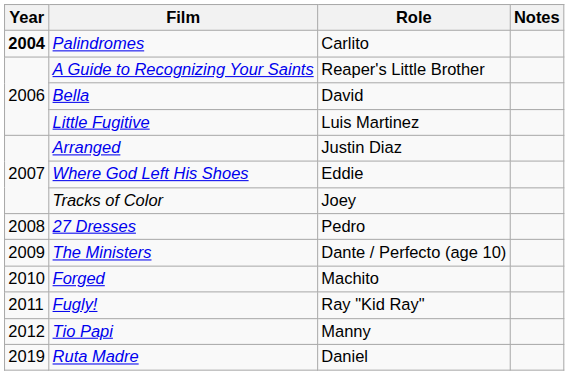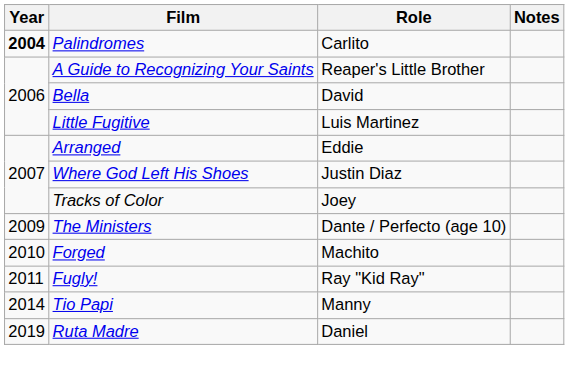(362, 148) Justin Diaz -> (342, 148) Eddie
(342, 174) Eddie -> (362, 174) Justin Diaz
- row: (94, 226)
(27, 331) 2012 -> (27, 305) 2014
